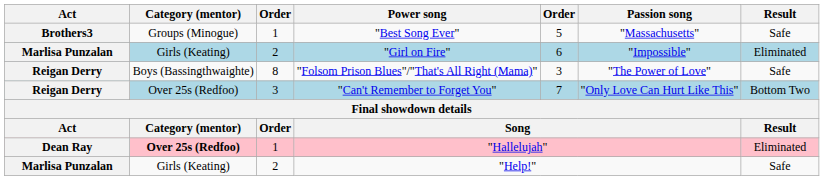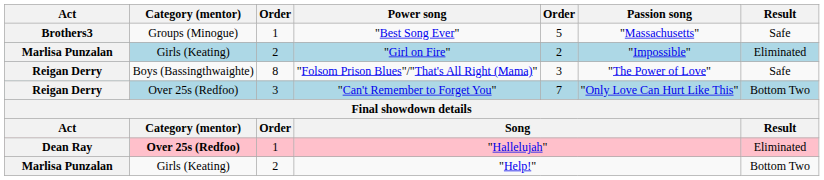(559, 52) 6 -> (559, 52) 2
(780, 166) Safe -> (780, 166) Bottom Two
